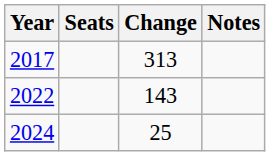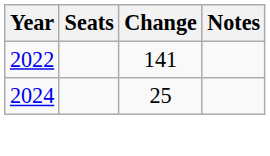- row: (32, 59)
(160, 96) 143 -> (160, 59) 141
